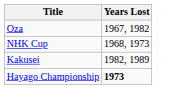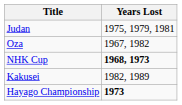+ row: (18, 28)
(127, 44) normal -> (127, 60) bold
